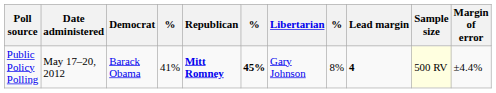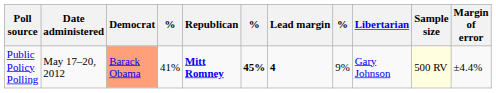columns swapped: (297, 25) <-> (379, 25)
(125, 67) no background -> (125, 67) lightsalmon background
(337, 67) 8% -> (342, 67) 9%
